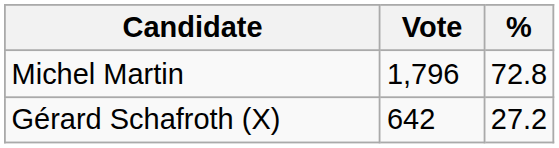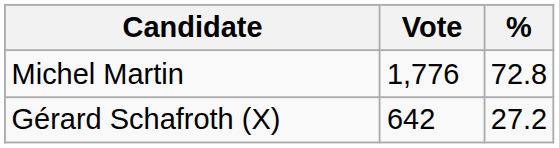(423, 73) 1,796 -> (423, 73) 1,776
